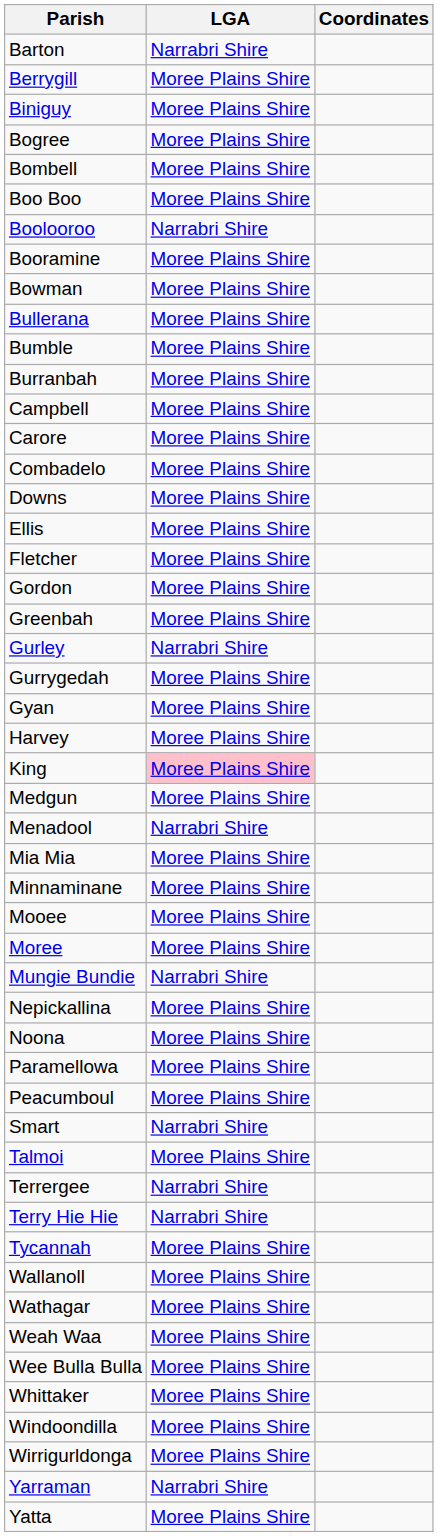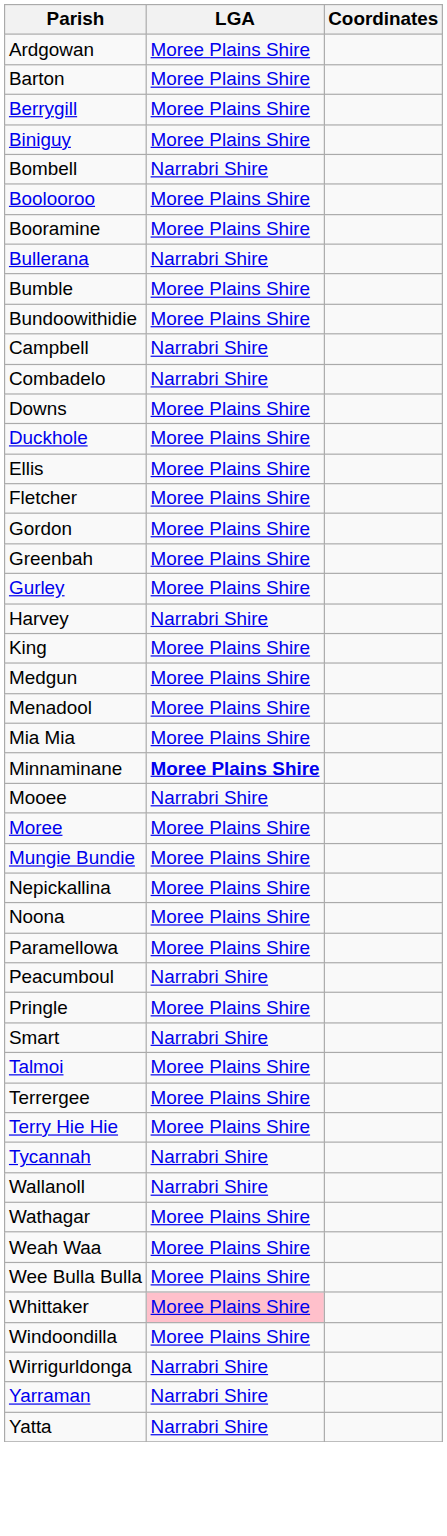+ row: (51, 49)
(209, 49) Narrabri Shire -> (230, 79) Moree Plains Shire
- row: (39, 139)
(230, 169) Moree Plains Shire -> (209, 169) Narrabri Shire
- row: (45, 199)
(209, 229) Narrabri Shire -> (230, 199) Moree Plains Shire
- row: (46, 288)
(230, 318) Moree Plains Shire -> (209, 259) Narrabri Shire
+ row: (73, 318)
- row: (53, 378)
(230, 408) Moree Plains Shire -> (209, 348) Narrabri Shire
- row: (38, 438)
(230, 468) Moree Plains Shire -> (209, 378) Narrabri Shire
+ row: (48, 438)
(209, 648) Narrabri Shire -> (230, 588) Moree Plains Shire
- row: (59, 678)
- row: (32, 708)
(230, 738) Moree Plains Shire -> (209, 618) Narrabri Shire
(230, 768) pink background -> (230, 648) no background
(209, 827) Narrabri Shire -> (230, 708) Moree Plains Shire
(230, 887) normal -> (235, 768) bold
(230, 917) Moree Plains Shire -> (209, 797) Narrabri Shire
(209, 977) Narrabri Shire -> (230, 857) Moree Plains Shire
(230, 1097) Moree Plains Shire -> (209, 977) Narrabri Shire
+ row: (38, 1007)
(209, 1187) Narrabri Shire -> (230, 1097) Moree Plains Shire
(209, 1217) Narrabri Shire -> (230, 1127) Moree Plains Shire
(230, 1247) Moree Plains Shire -> (209, 1157) Narrabri Shire
(230, 1277) Moree Plains Shire -> (209, 1187) Narrabri Shire
(230, 1396) no background -> (230, 1306) pink background
(230, 1456) Moree Plains Shire -> (209, 1366) Narrabri Shire
(230, 1516) Moree Plains Shire -> (209, 1426) Narrabri Shire
